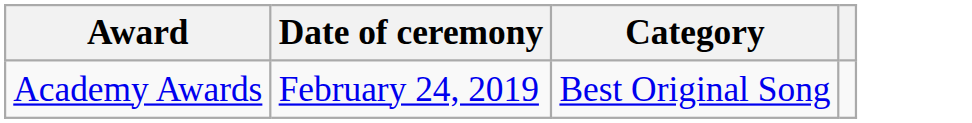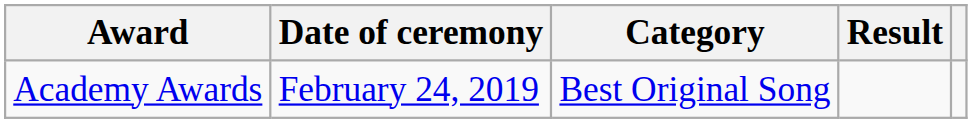+ column: (895, 32)
